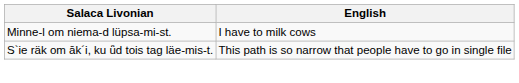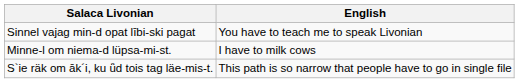+ row: (101, 31)
